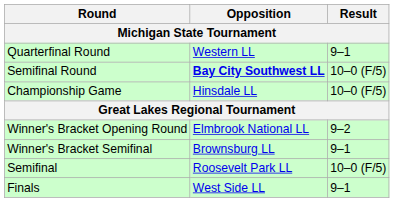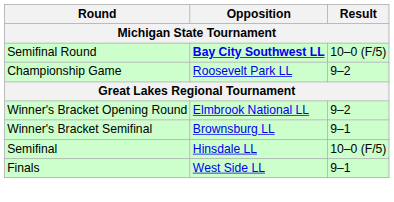- row: (59, 52)
(225, 91) Hinsdale LL -> (243, 71) Roosevelt Park LL
(358, 91) 10–0 (F/5) -> (340, 71) 9–2
(243, 168) Roosevelt Park LL -> (225, 149) Hinsdale LL
